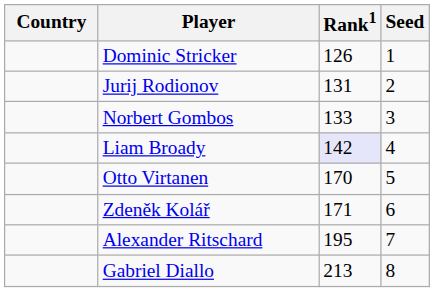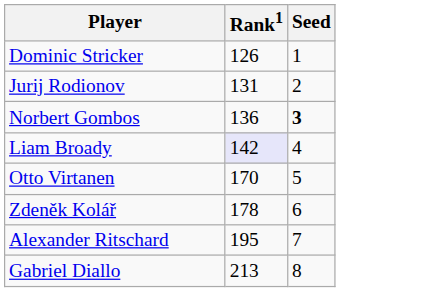- column: (51, 22)
(338, 117) 133 -> (244, 117) 136
(390, 117) normal -> (297, 117) bold
(338, 209) 171 -> (244, 209) 178
